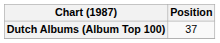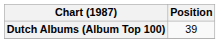(191, 30) 37 -> (191, 30) 39
